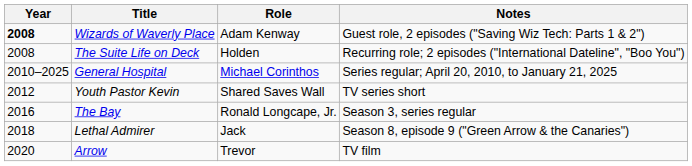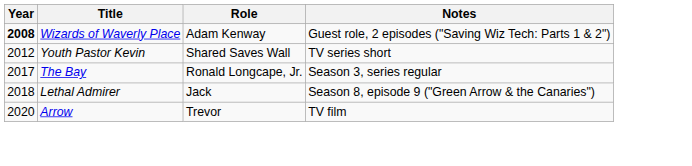- row: (137, 53)
- row: (120, 72)
(21, 111) 2016 -> (21, 72) 2017
